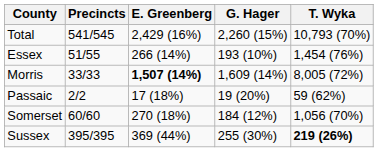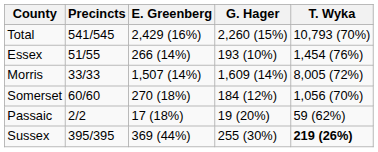(166, 75) bold -> (166, 75) normal
rows swapped: (30, 95) <-> (35, 116)
